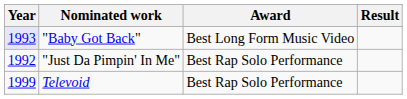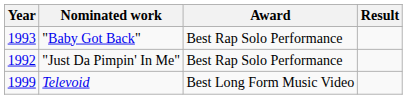(22, 37) lavender background -> (22, 37) no background
(270, 37) Best Long Form Music Video -> (264, 37) Best Rap Solo Performance
(264, 82) Best Rap Solo Performance -> (270, 82) Best Long Form Music Video
